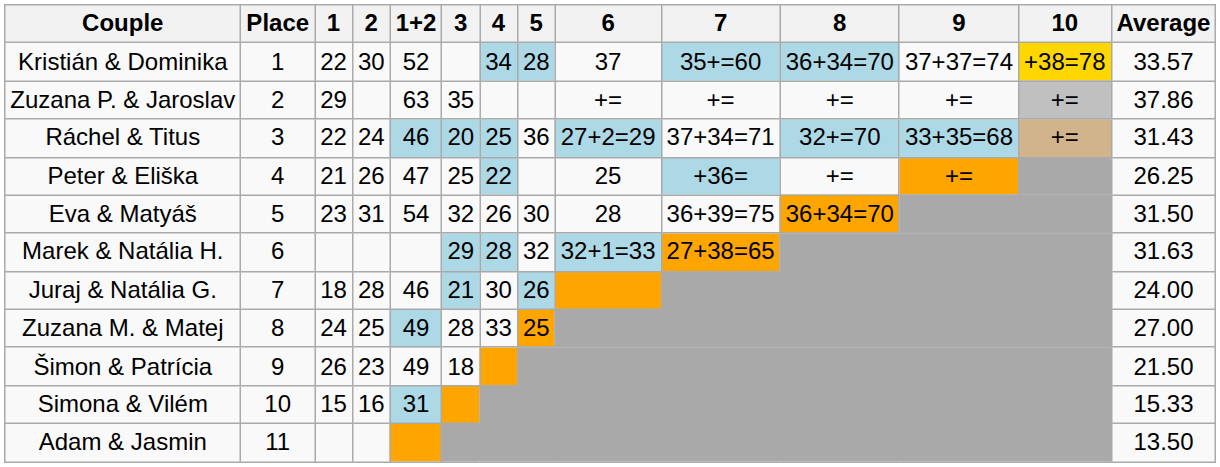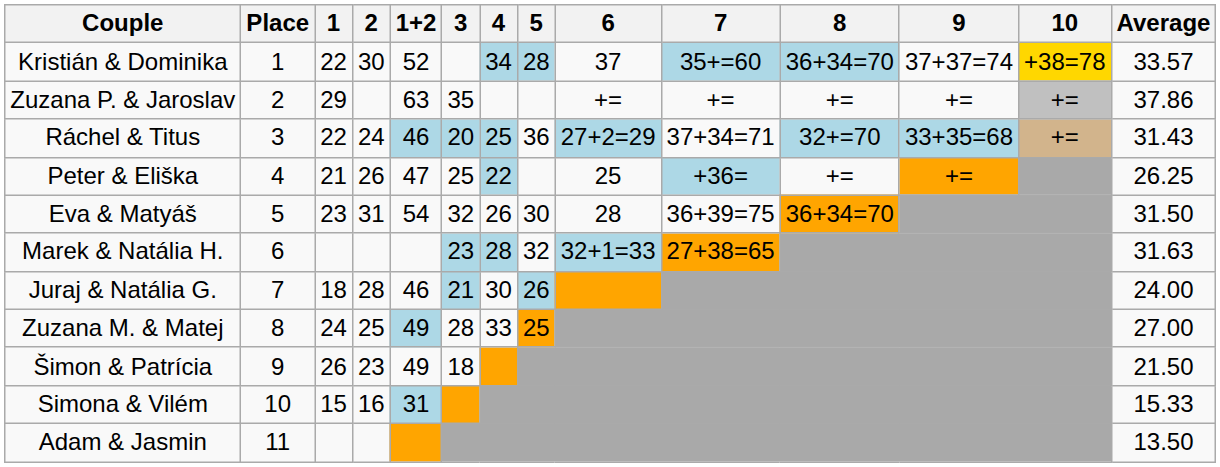(461, 251) 29 -> (461, 251) 23
